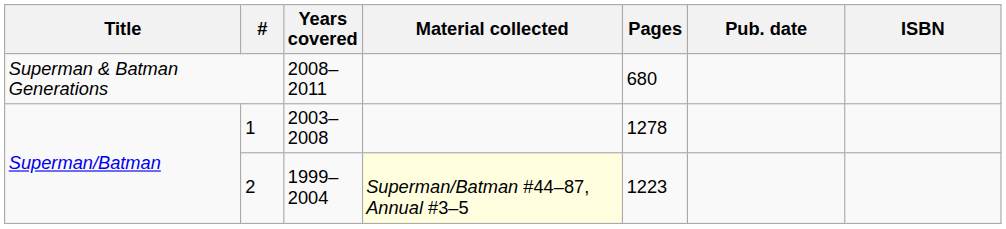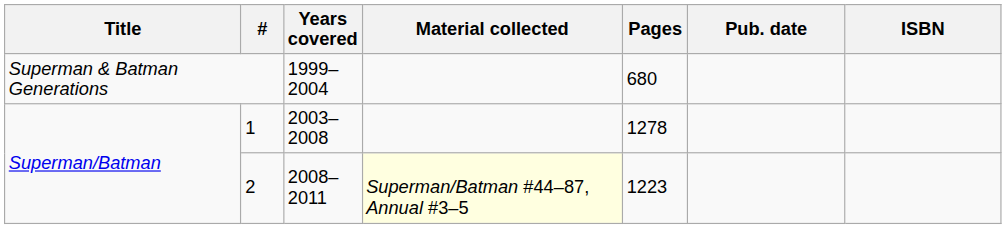(313, 78) 2008–2011 -> (313, 78) 1999–2004
(313, 187) 1999–2004 -> (313, 187) 2008–2011
